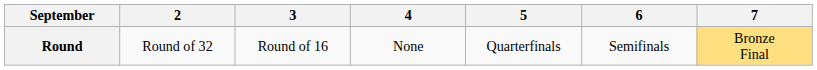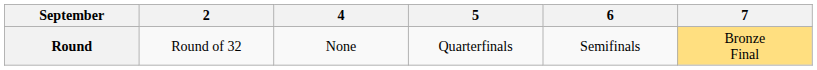- column: (293, 15)
